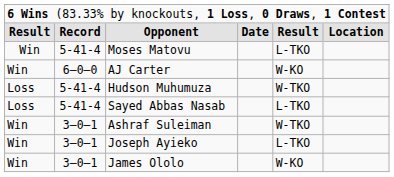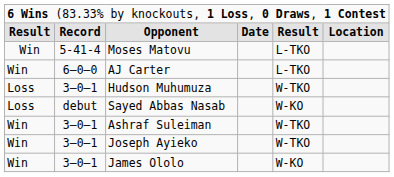(289, 69) W-KO -> (293, 69) L-TKO
(80, 88) 5-41-4 -> (80, 88) 3–0–1
(80, 107) 5-41-4 -> (80, 107) debut
(293, 107) L-TKO -> (289, 107) W-KO
(293, 144) L-TKO -> (293, 144) W-TKO
